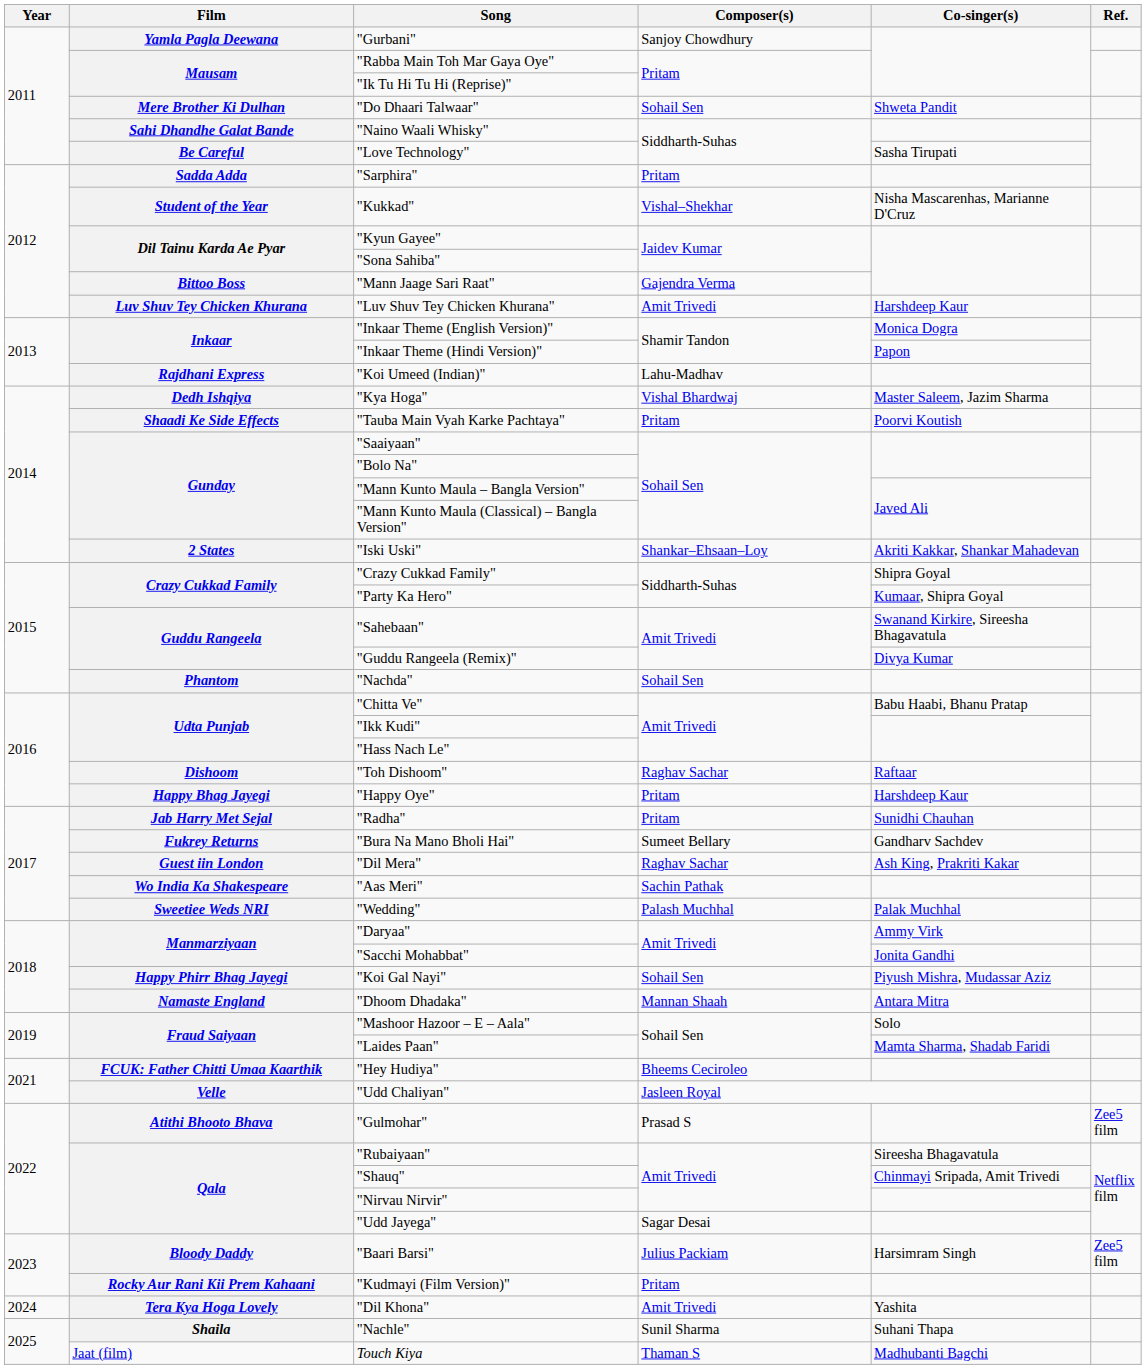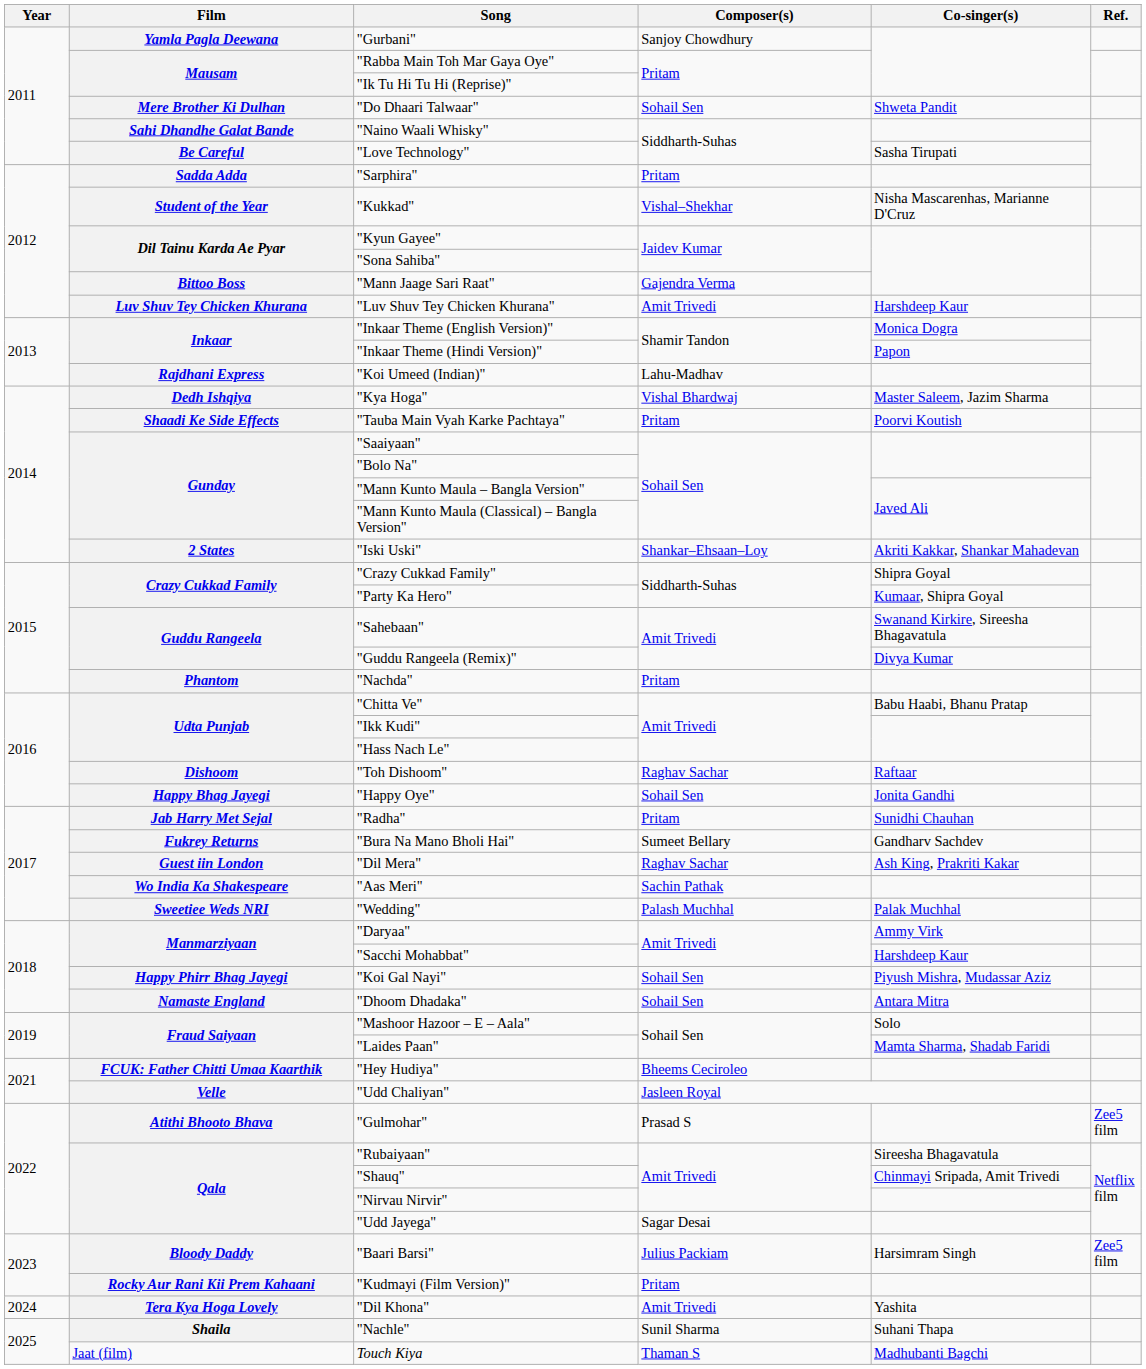(672, 681) Sohail Sen -> (661, 681) Pritam
(661, 795) Pritam -> (672, 795) Sohail Sen
(921, 795) Harshdeep Kaur -> (914, 795) Jonita Gandhi
(914, 955) Jonita Gandhi -> (921, 955) Harshdeep Kaur
(684, 1000) Mannan Shaah -> (672, 1000) Sohail Sen
